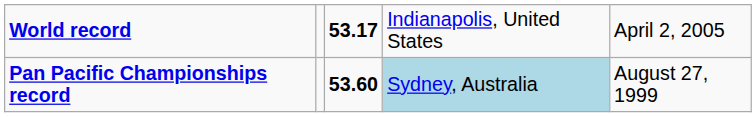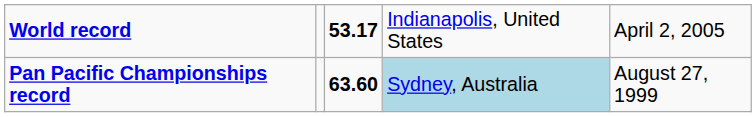(353, 84) 53.60 -> (353, 84) 63.60
